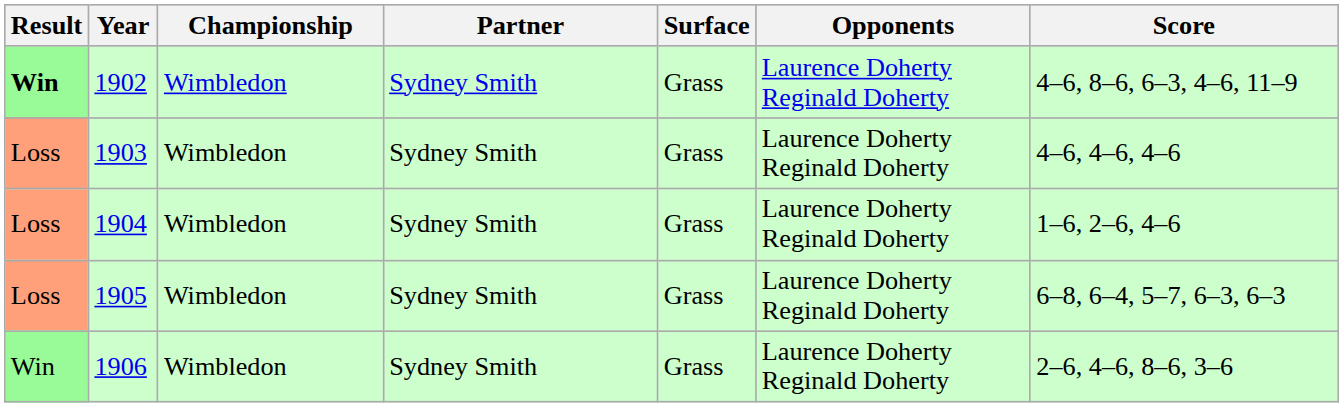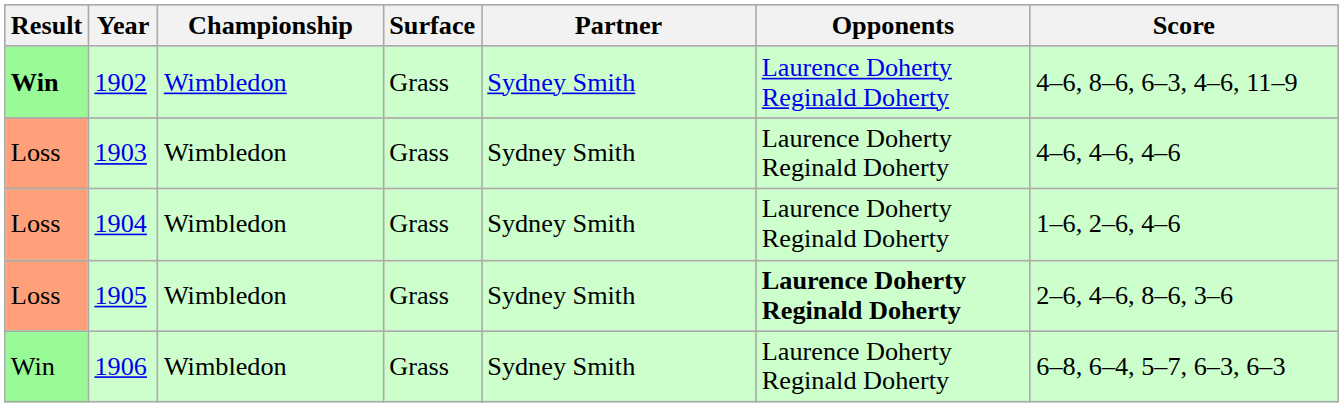columns swapped: (707, 25) <-> (520, 25)
(857, 295) normal -> (864, 295) bold
(1161, 295) 6–8, 6–4, 5–7, 6–3, 6–3 -> (1135, 295) 2–6, 4–6, 8–6, 3–6
(1135, 366) 2–6, 4–6, 8–6, 3–6 -> (1161, 366) 6–8, 6–4, 5–7, 6–3, 6–3
